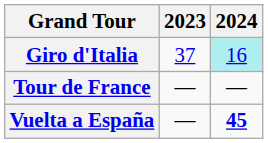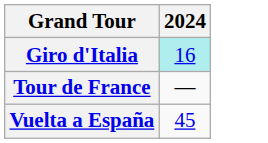- column: (185, 21)
(237, 120) bold -> (185, 120) normal
